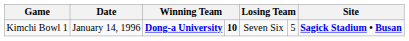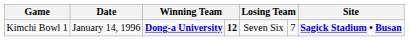(232, 28) 10 -> (232, 28) 12
(293, 28) 5 -> (293, 28) 7
